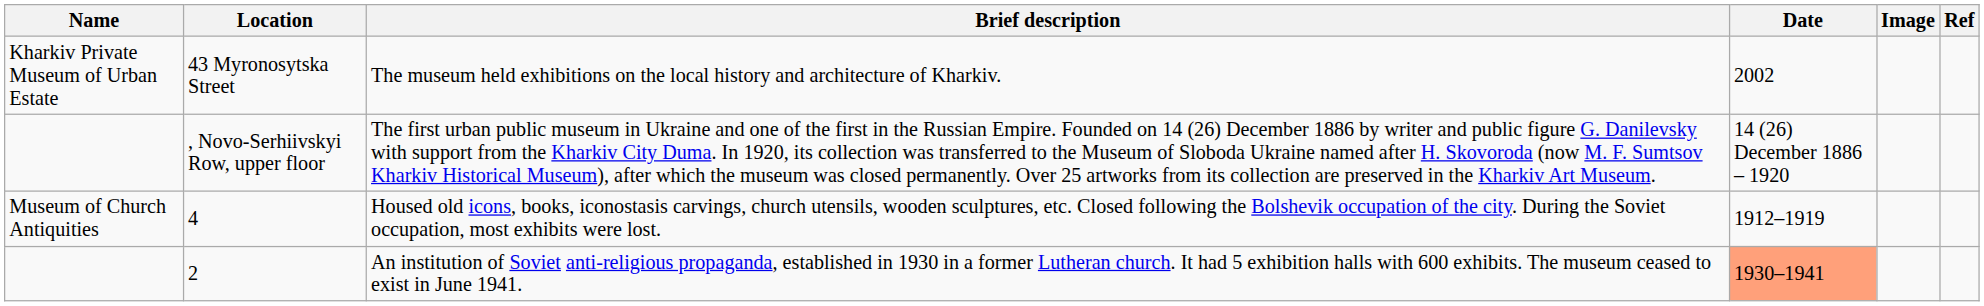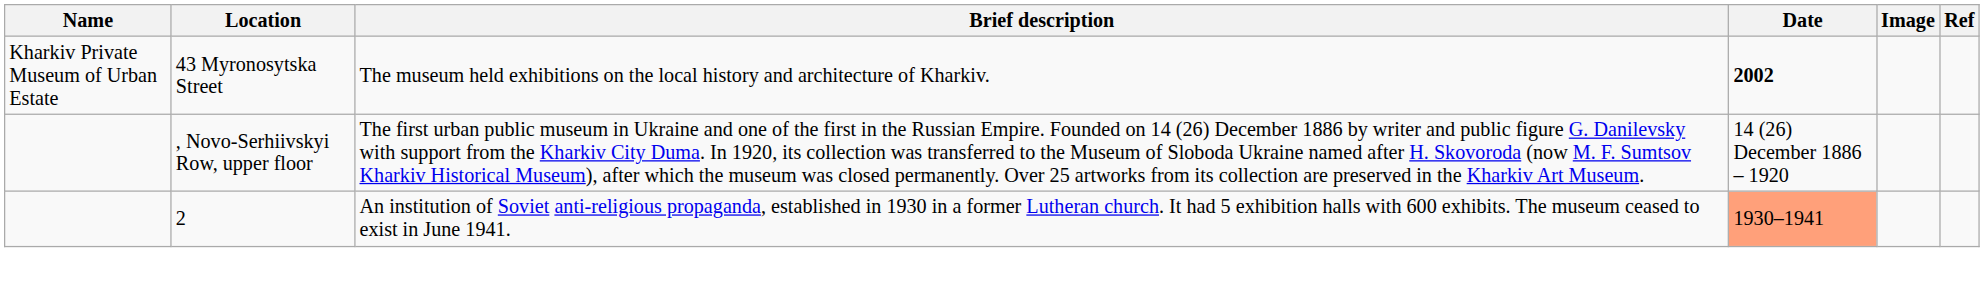(1754, 75) normal -> (1754, 75) bold
- row: (193, 218)
